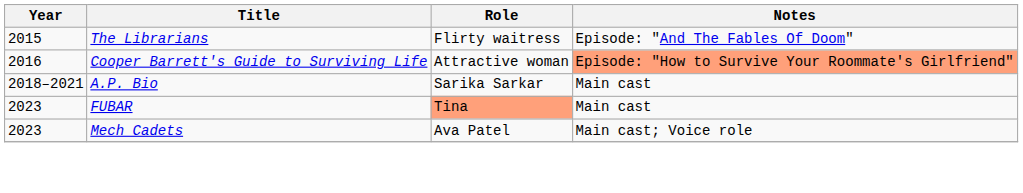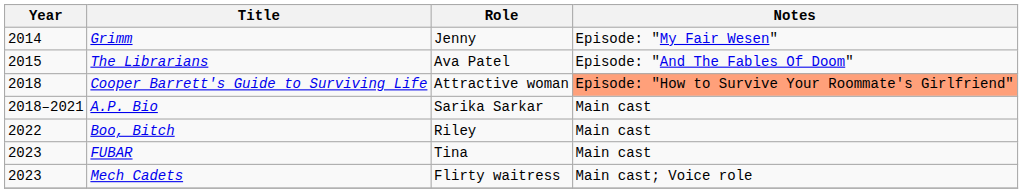+ row: (111, 39)
(497, 39) Flirty waitress -> (472, 62) Ava Patel
(25, 62) 2016 -> (25, 85) 2018
+ row: (133, 130)
(451, 108) lightsalmon background -> (451, 153) no background
(472, 130) Ava Patel -> (497, 176) Flirty waitress
